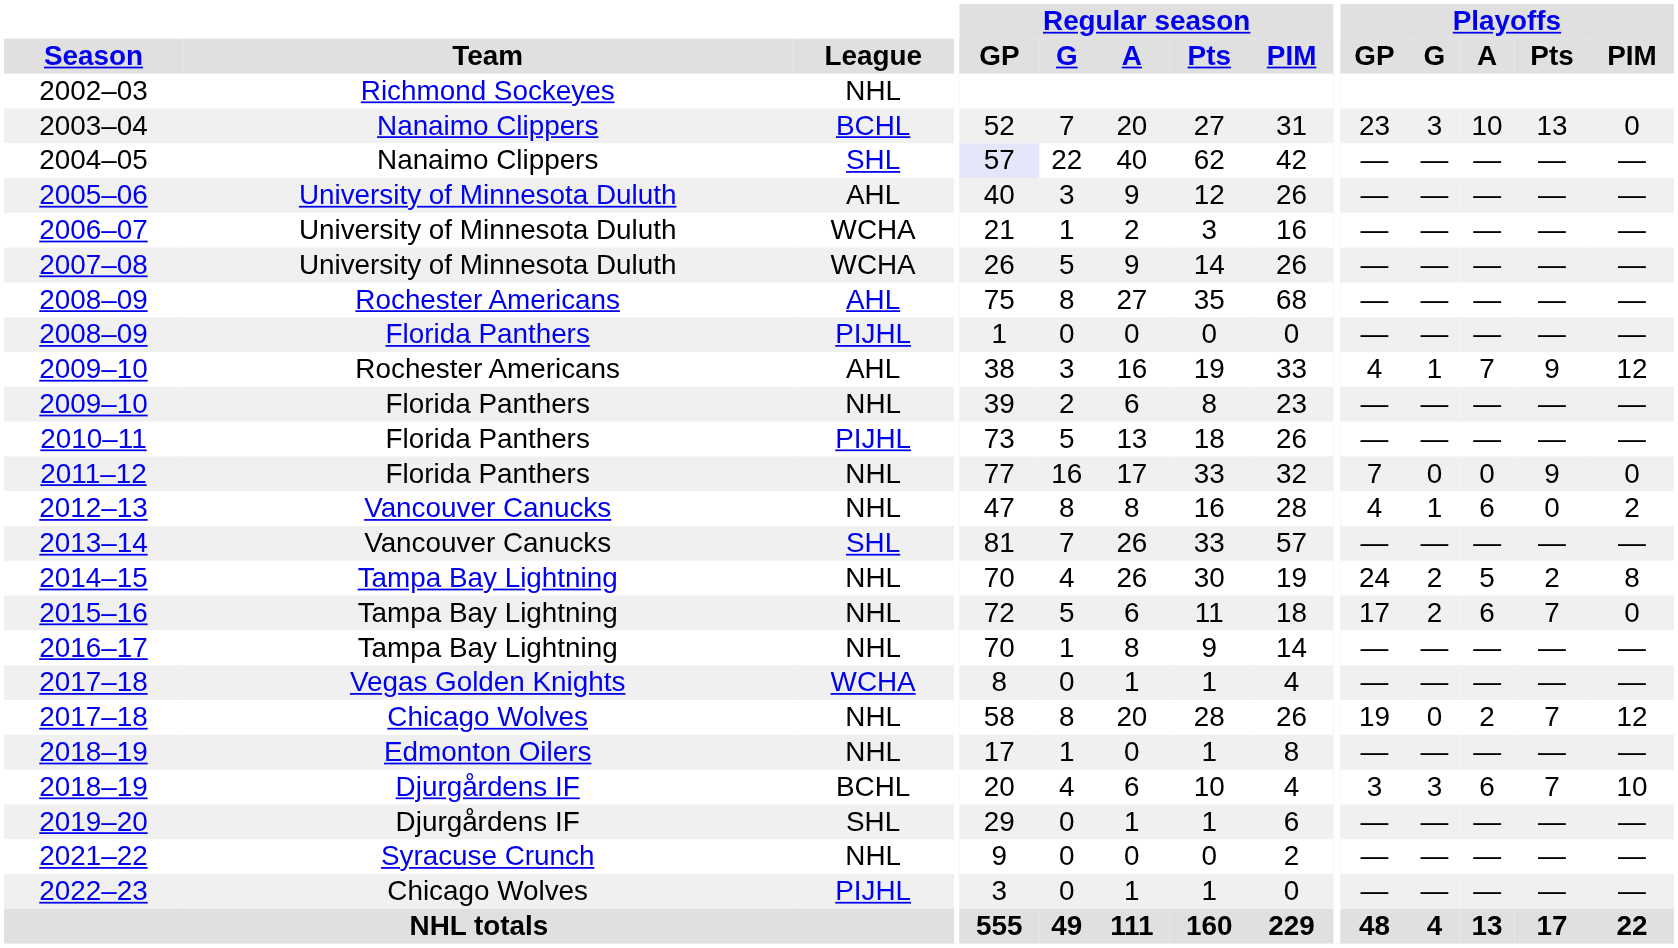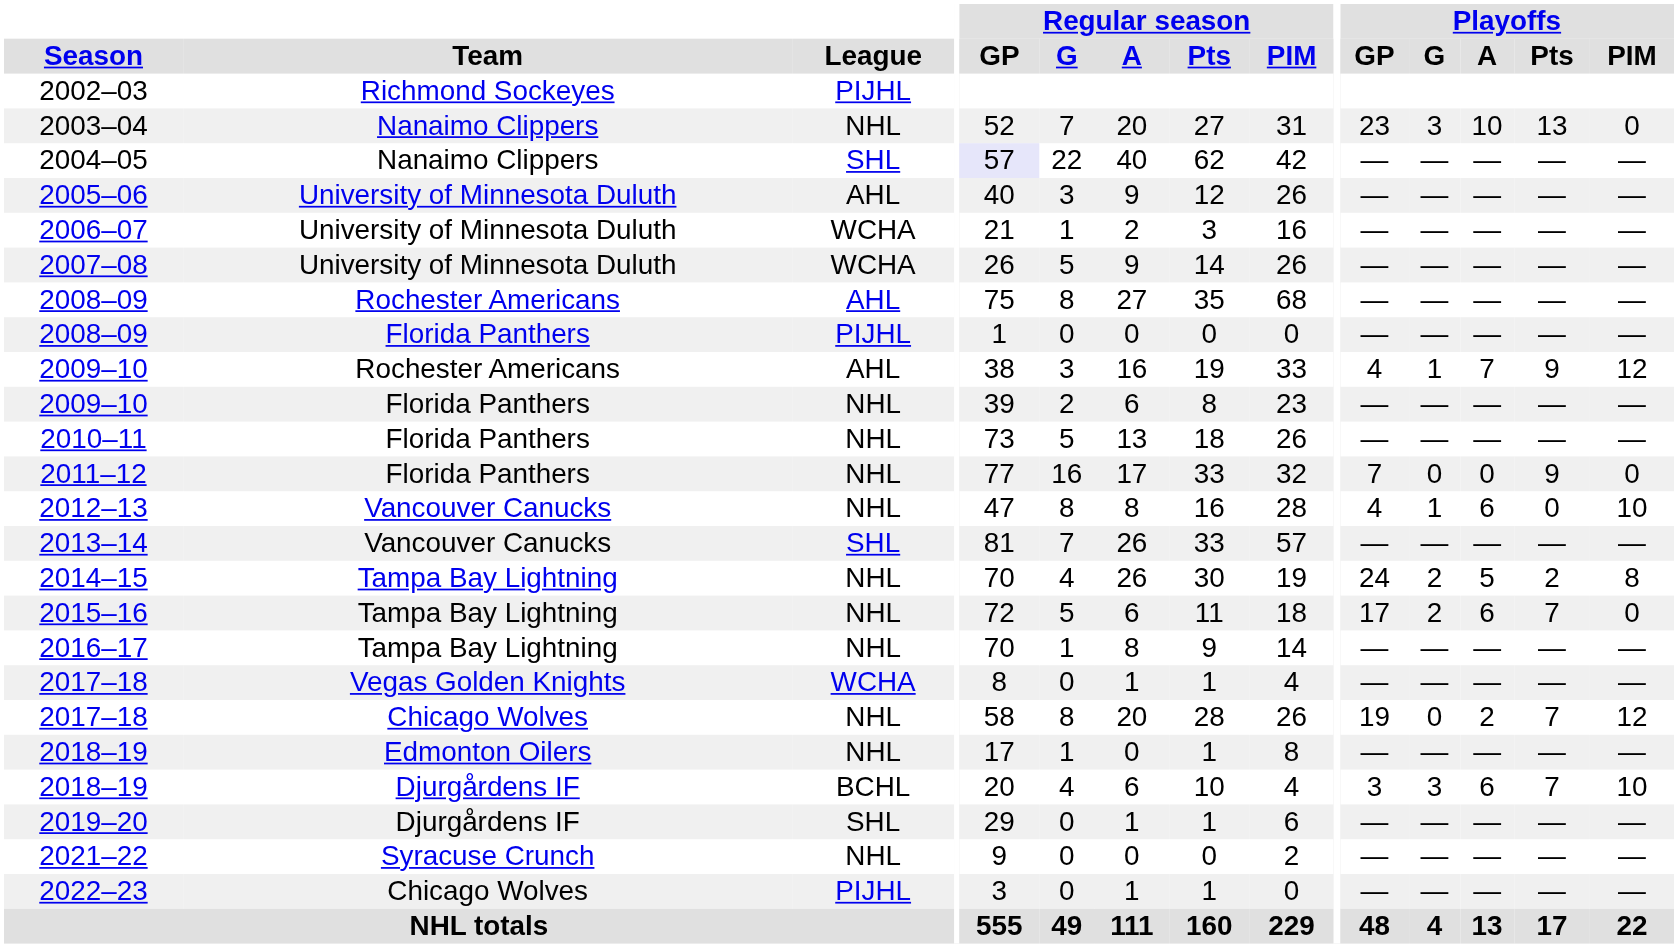(873, 90) NHL -> (873, 90) PIJHL
(873, 125) BCHL -> (873, 125) NHL
(873, 438) PIJHL -> (873, 438) NHL
(1632, 508) 2 -> (1632, 508) 10
